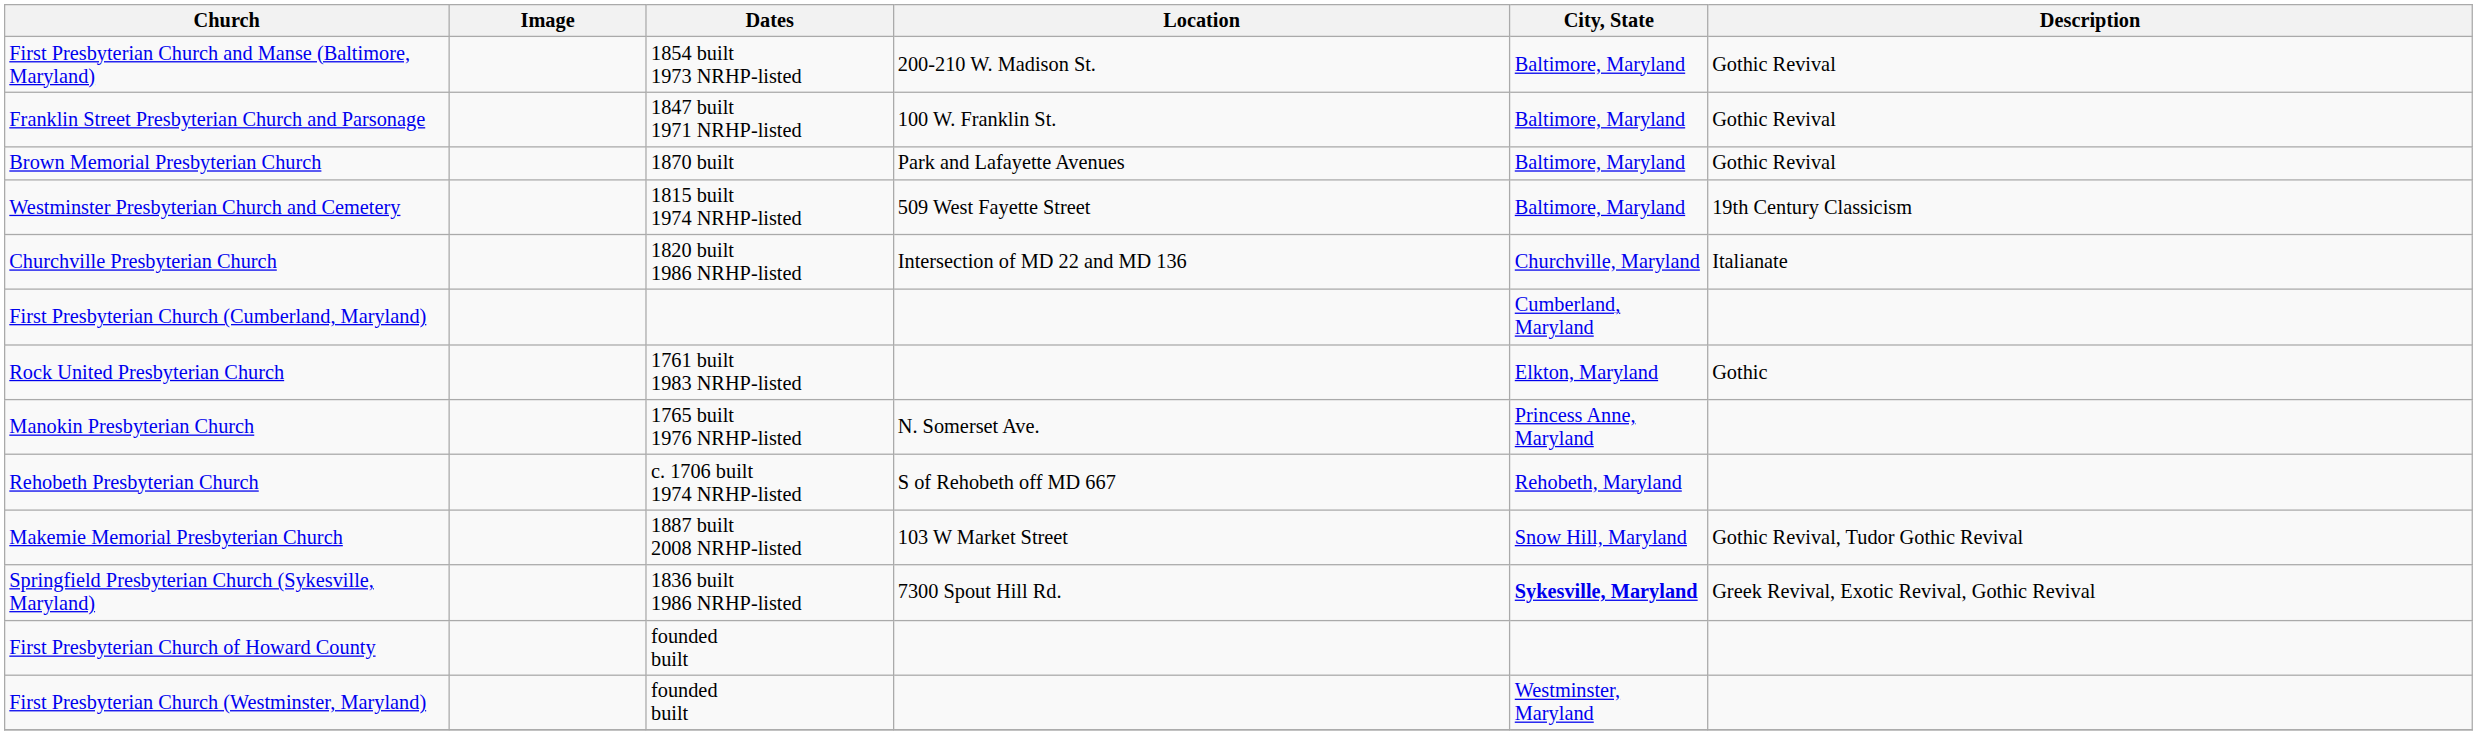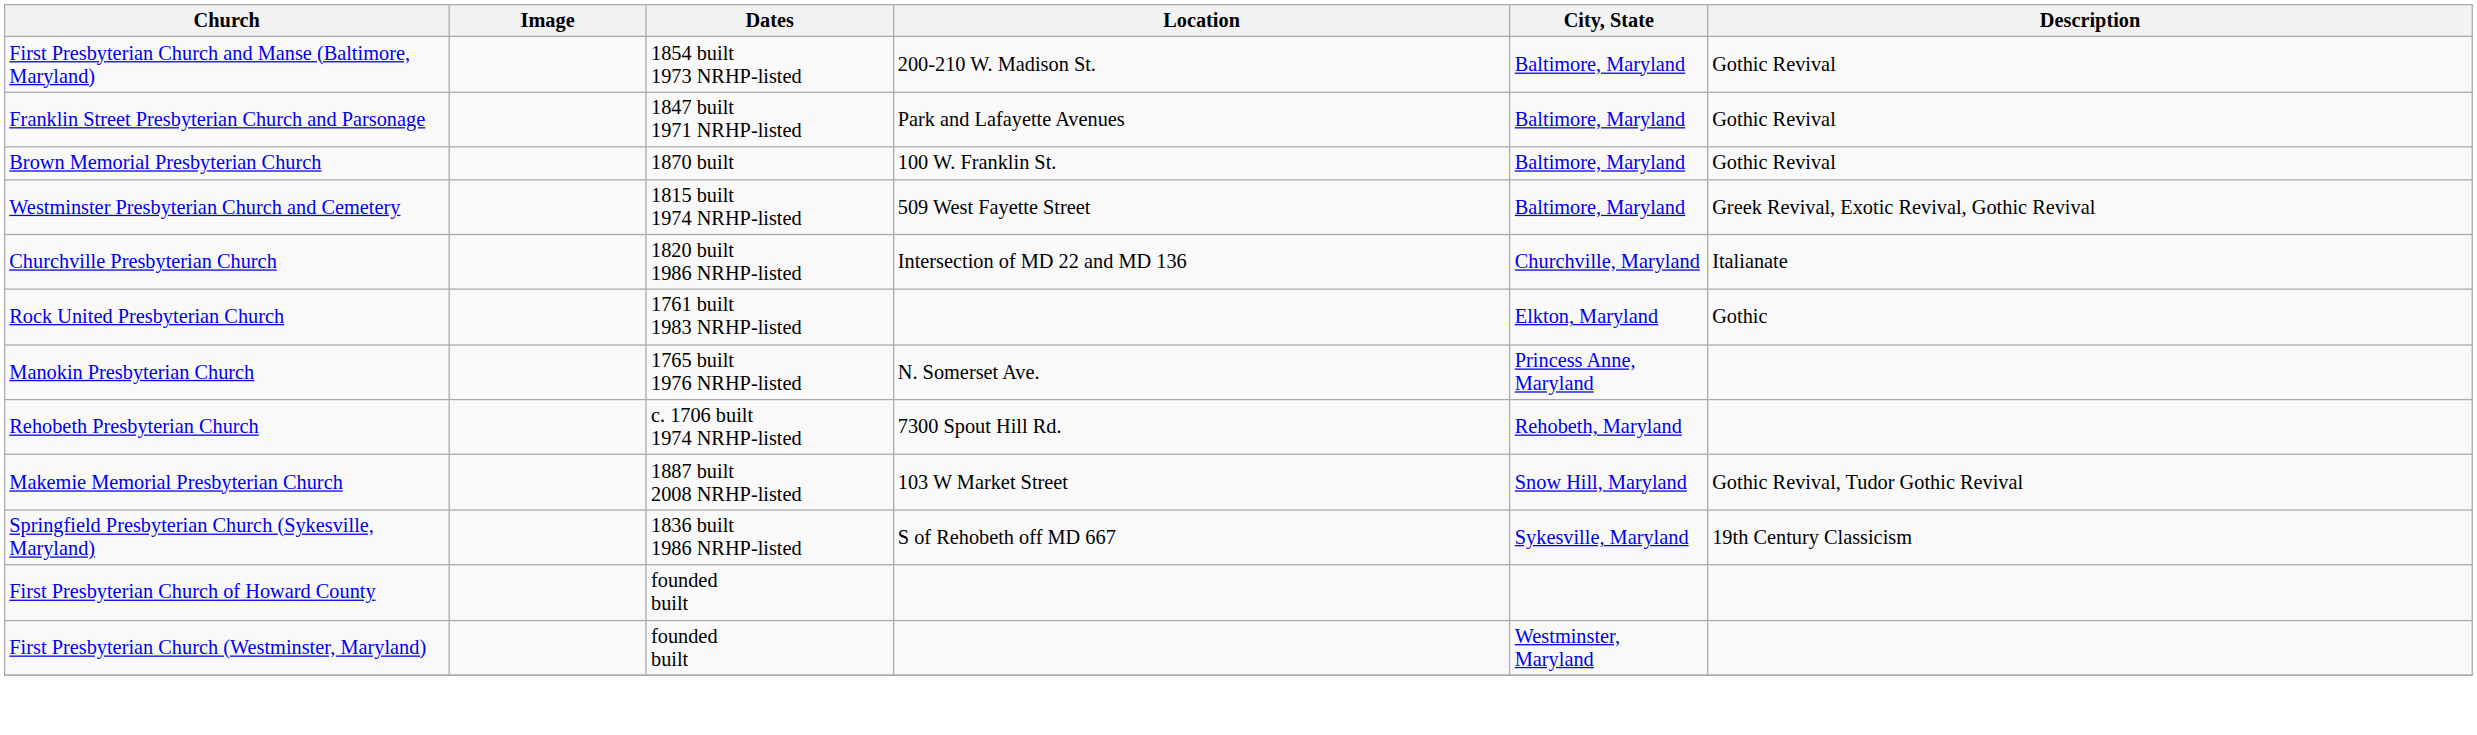(977, 119) 100 W. Franklin St. -> (1011, 119) Park and Lafayette Avenues
(1011, 163) Park and Lafayette Avenues -> (977, 163) 100 W. Franklin St.
(1812, 206) 19th Century Classicism -> (1904, 206) Greek Revival, Exotic Revival, Gothic Revival
- row: (218, 316)
(1007, 482) S of Rehobeth off MD 667 -> (980, 427) 7300 Spout Hill Rd.
(980, 592) 7300 Spout Hill Rd. -> (1007, 537) S of Rehobeth off MD 667
(1606, 592) bold -> (1602, 537) normal
(1904, 592) Greek Revival, Exotic Revival, Gothic Revival -> (1812, 537) 19th Century Classicism
